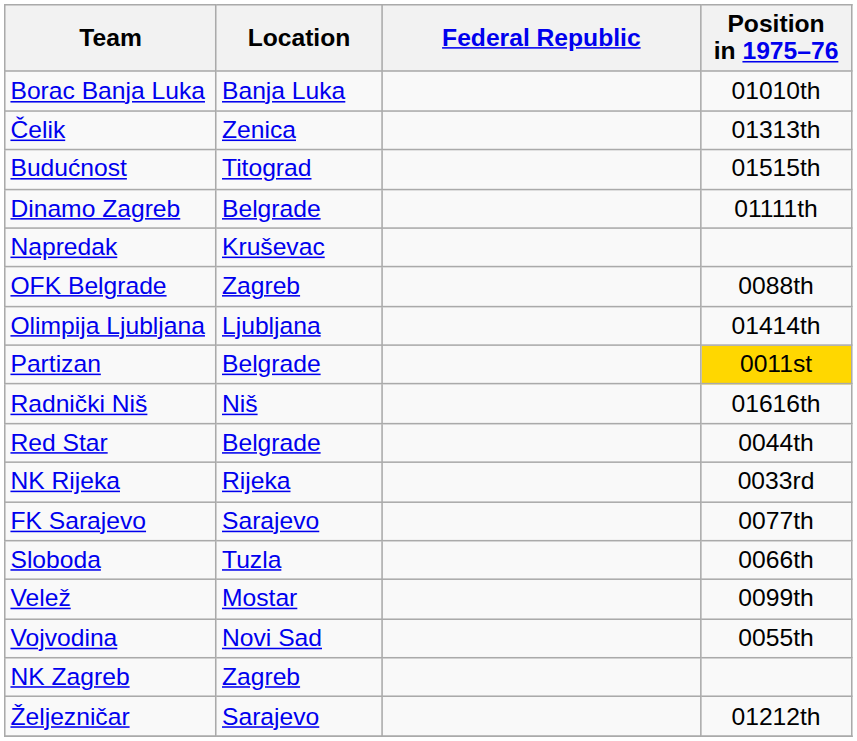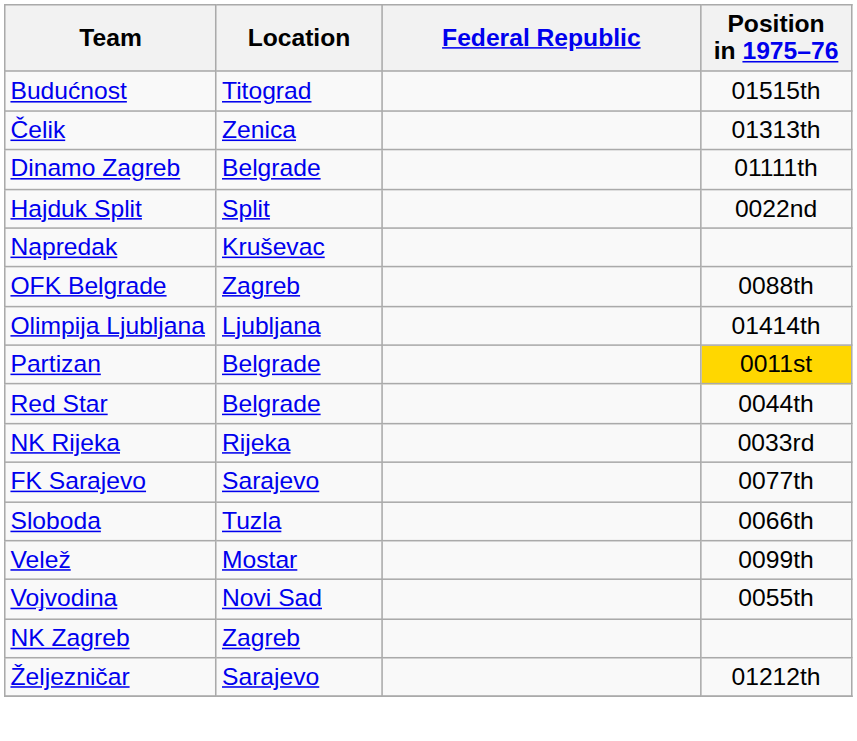- row: (108, 90)
rows swapped: (69, 168) <-> (38, 129)
+ row: (76, 208)
- row: (79, 403)
